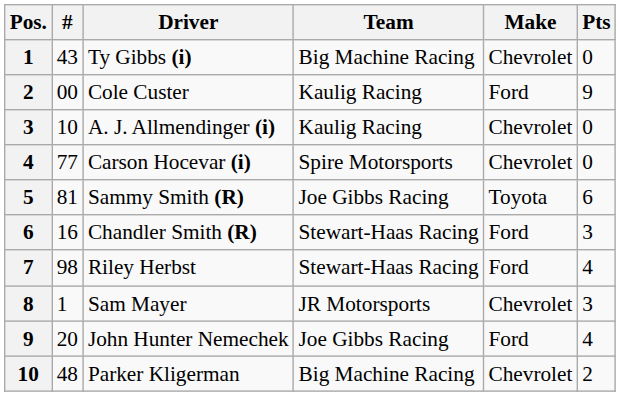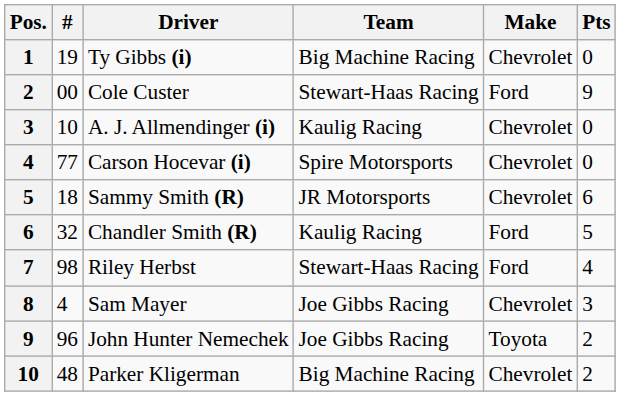(67, 57) 43 -> (67, 57) 19
(360, 92) Kaulig Racing -> (389, 92) Stewart-Haas Racing
(67, 197) 81 -> (67, 197) 18
(374, 197) Joe Gibbs Racing -> (364, 197) JR Motorsports
(518, 197) Toyota -> (530, 197) Chevrolet
(67, 232) 16 -> (67, 232) 32
(389, 232) Stewart-Haas Racing -> (360, 232) Kaulig Racing
(588, 232) 3 -> (588, 232) 5
(62, 302) 1 -> (62, 302) 4
(364, 302) JR Motorsports -> (374, 302) Joe Gibbs Racing
(67, 338) 20 -> (67, 338) 96
(509, 338) Ford -> (518, 338) Toyota
(588, 338) 4 -> (588, 338) 2
